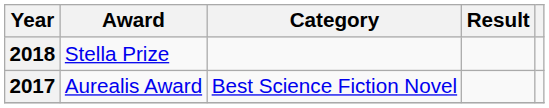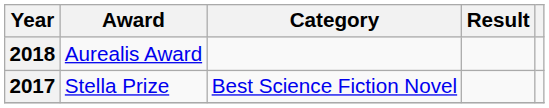(117, 53) Stella Prize -> (133, 53) Aurealis Award
(133, 86) Aurealis Award -> (117, 86) Stella Prize
